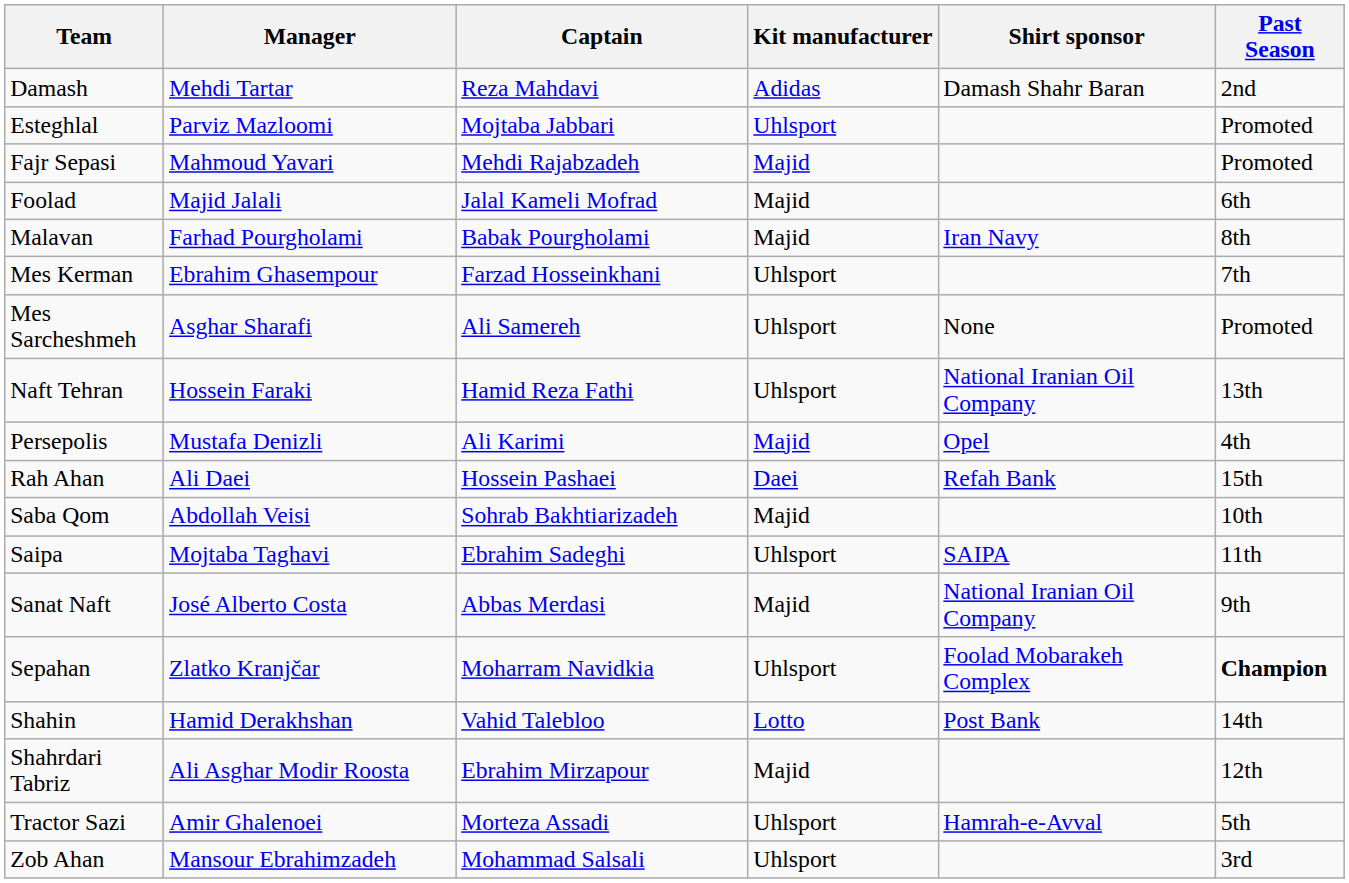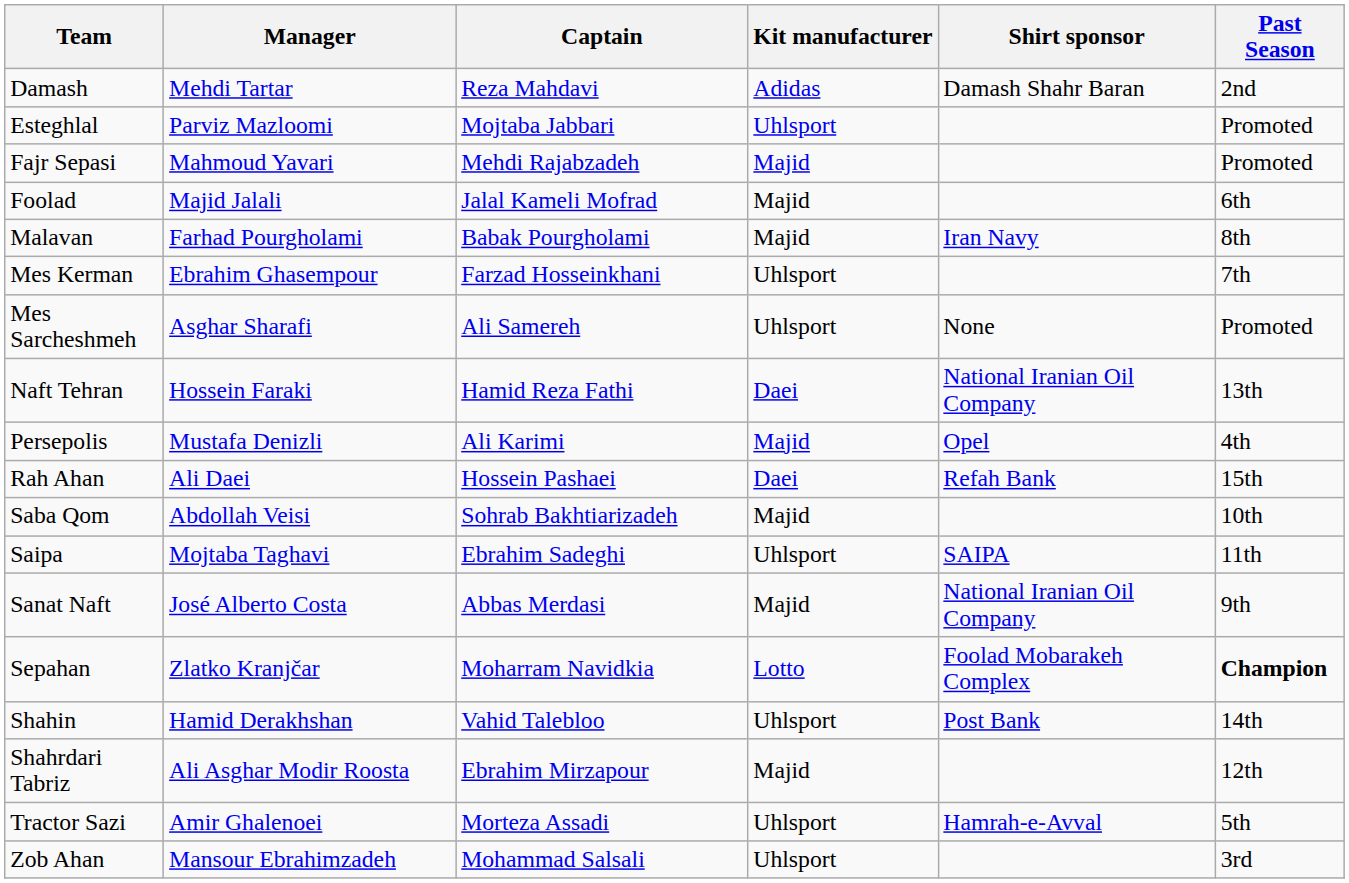(795, 390) Uhlsport -> (776, 390) Daei
(795, 668) Uhlsport -> (779, 668) Lotto
(779, 719) Lotto -> (795, 719) Uhlsport
